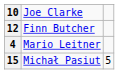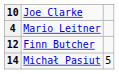rows swapped: (59, 29) <-> (62, 45)
(13, 61) 15 -> (13, 61) 14
